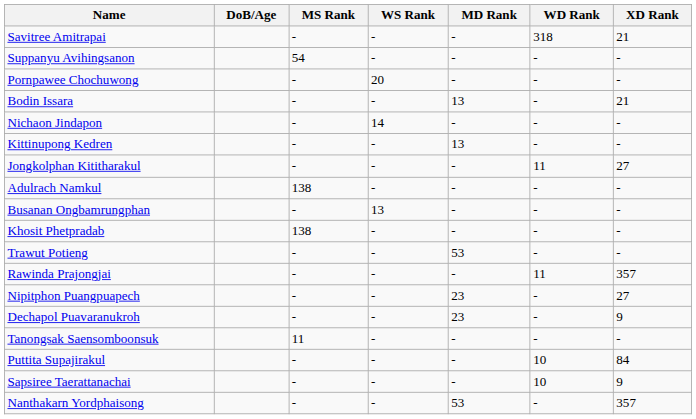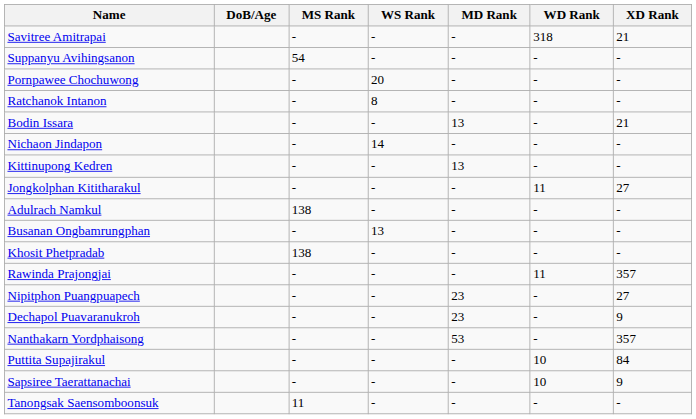+ row: (57, 101)
- row: (48, 252)
rows swapped: (83, 338) <-> (76, 403)
